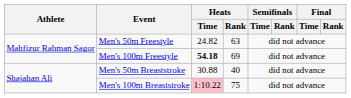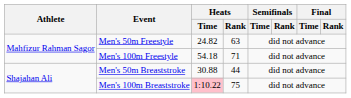(207, 56) bold -> (207, 56) normal
(235, 56) 69 -> (235, 56) 71
(235, 71) 40 -> (235, 71) 44
